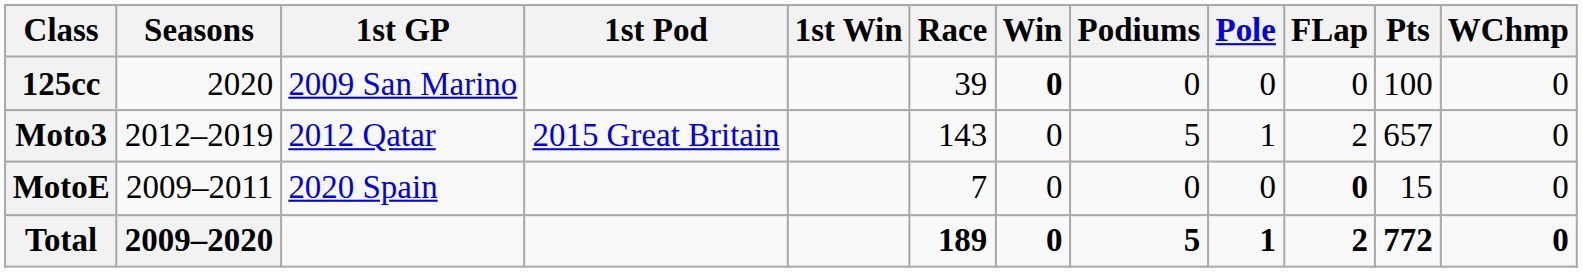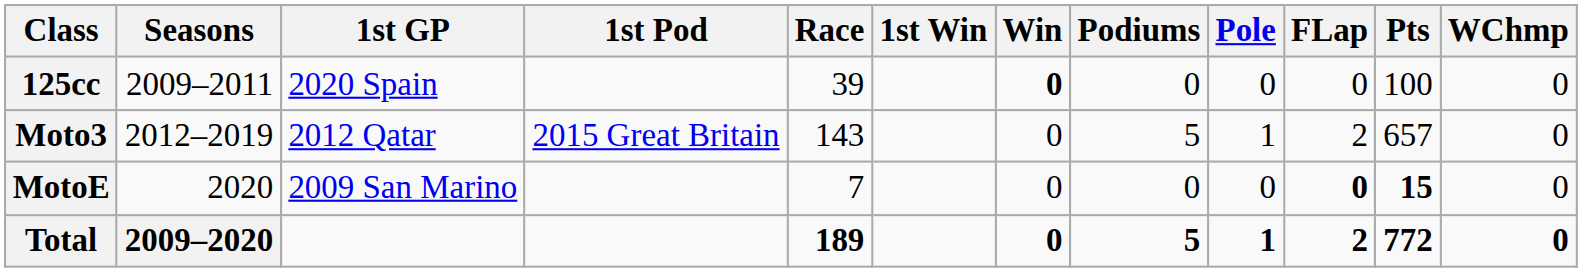columns swapped: (849, 30) <-> (953, 30)
(240, 82) 2020 -> (200, 82) 2009–2011
(403, 82) 2009 San Marino -> (363, 82) 2020 Spain
(200, 187) 2009–2011 -> (240, 187) 2020
(363, 187) 2020 Spain -> (403, 187) 2009 San Marino
(1416, 187) normal -> (1416, 187) bold
